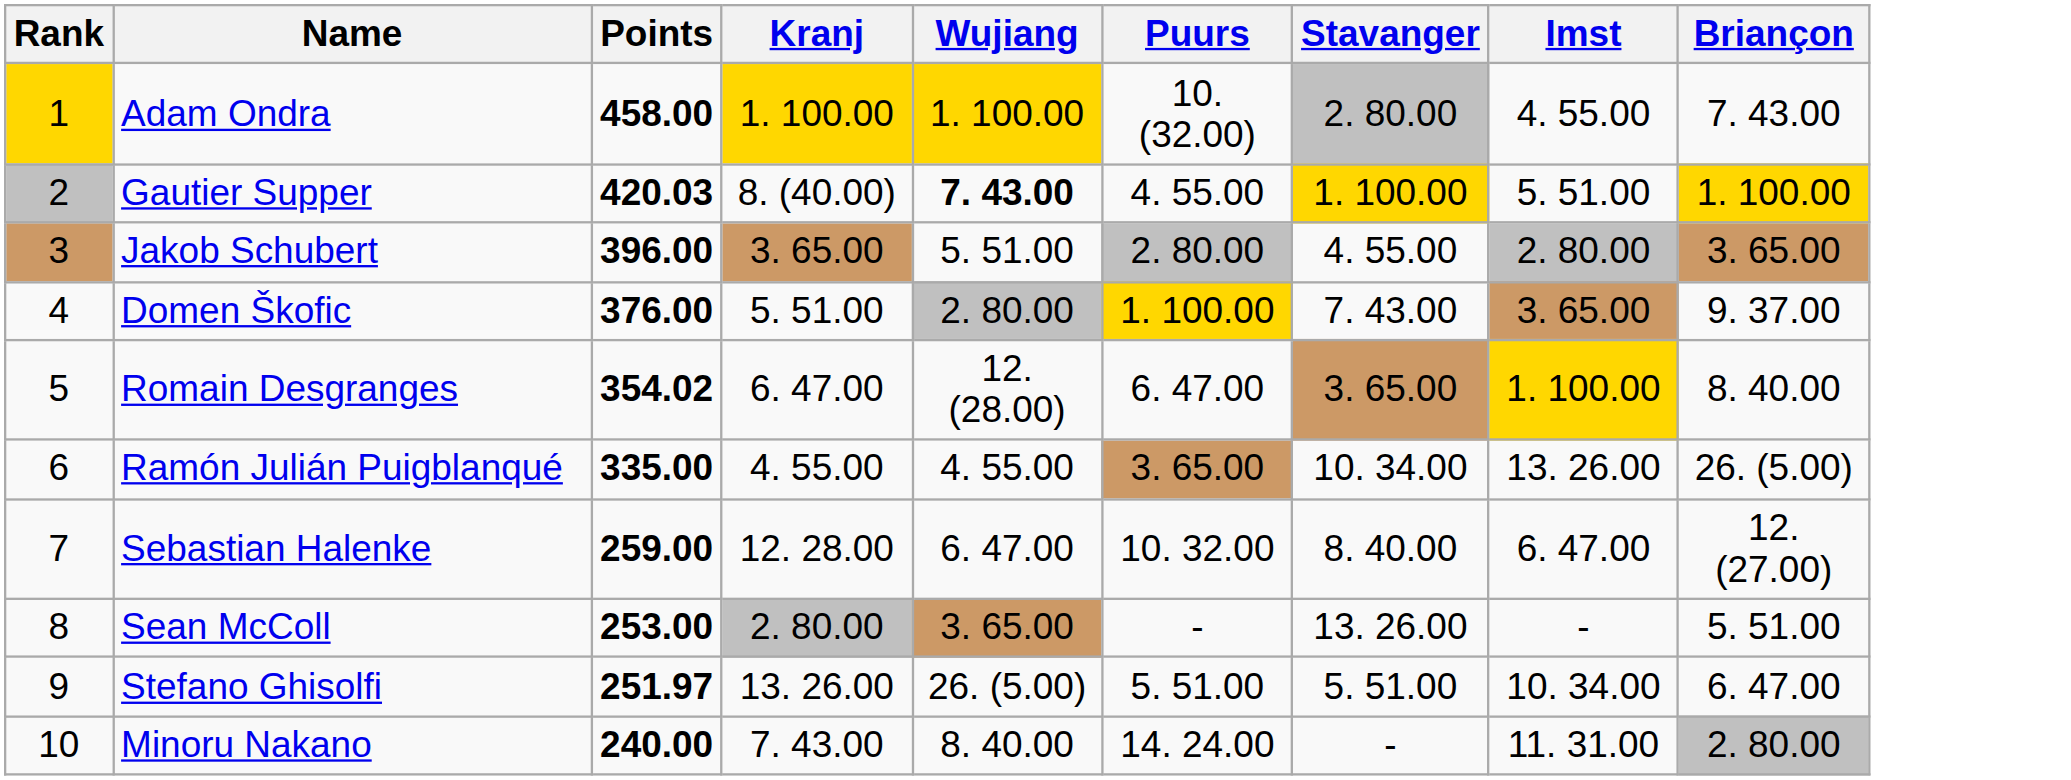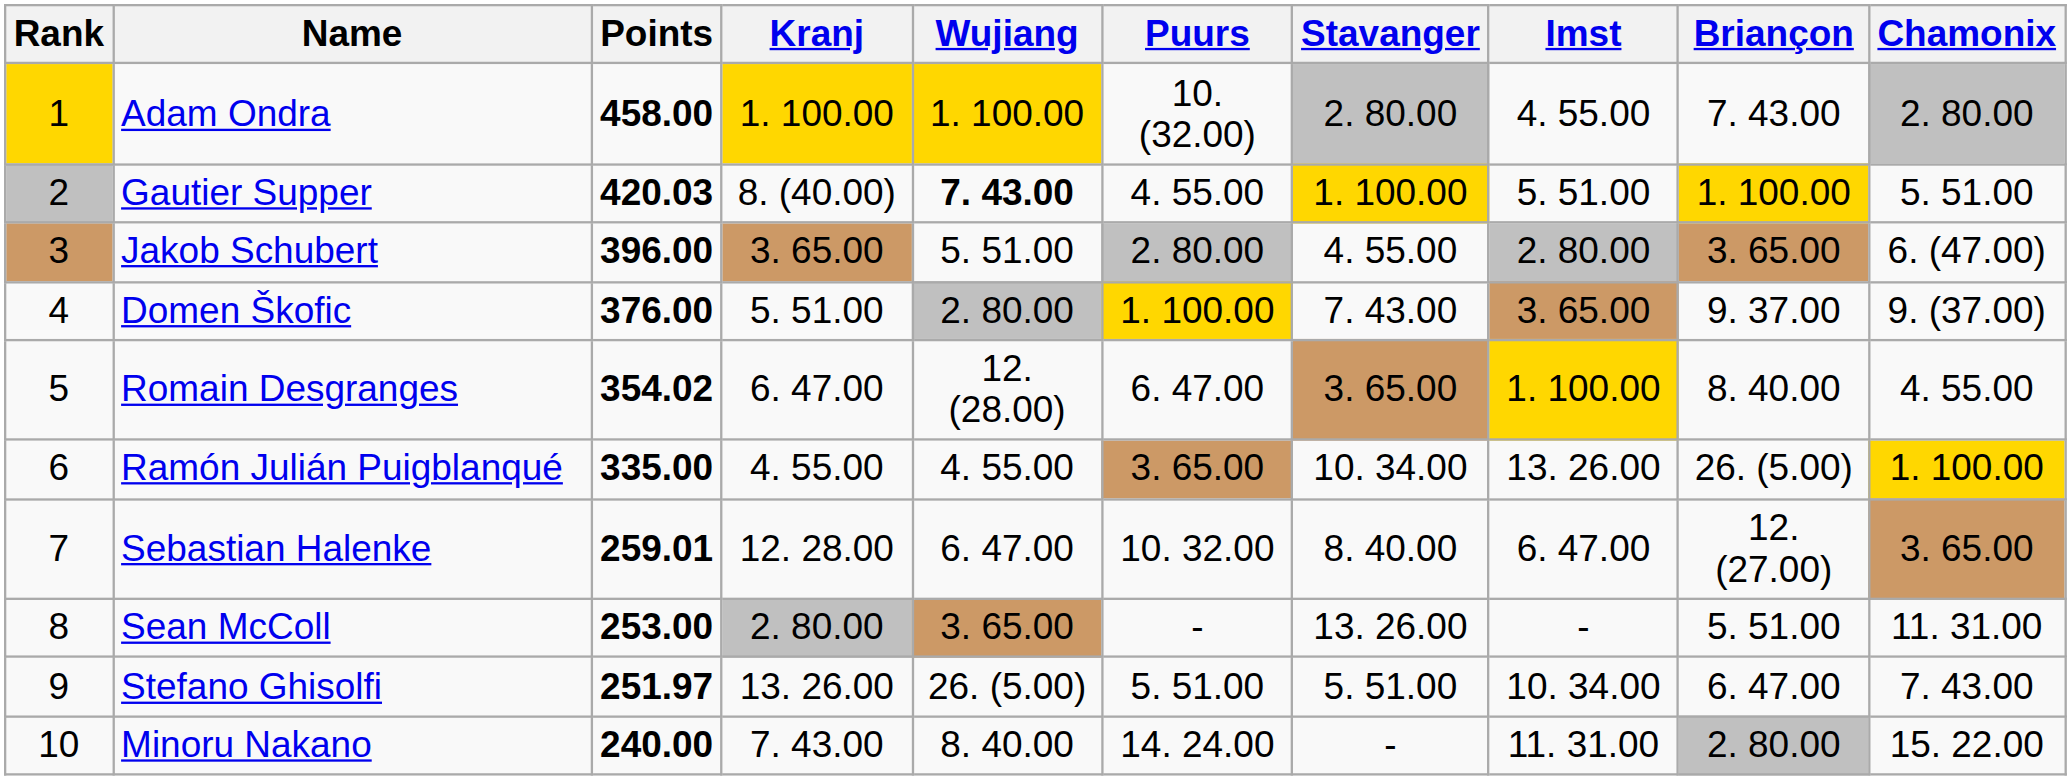+ column: (1967, 33)
(657, 548) 259.00 -> (657, 548) 259.01
